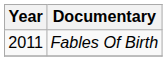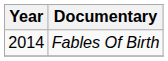(26, 42) 2011 -> (26, 42) 2014
